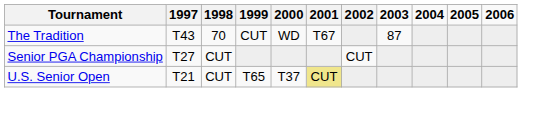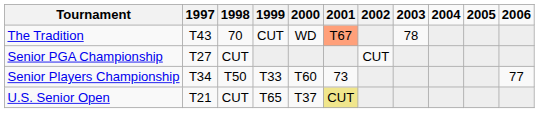(324, 36) no background -> (341, 36) lightsalmon background
(394, 36) 87 -> (411, 36) 78
+ row: (94, 77)
